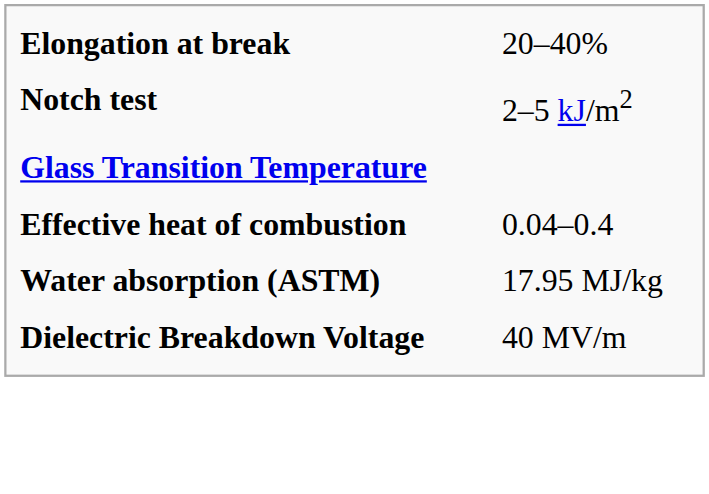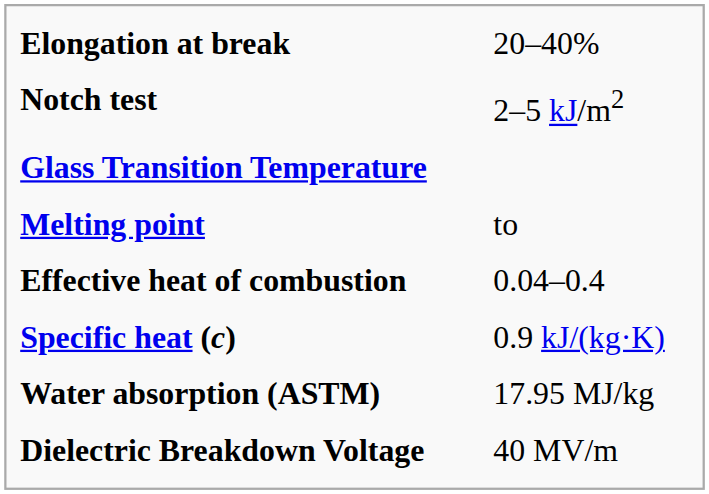+ row: (113, 223)
+ row: (128, 337)
